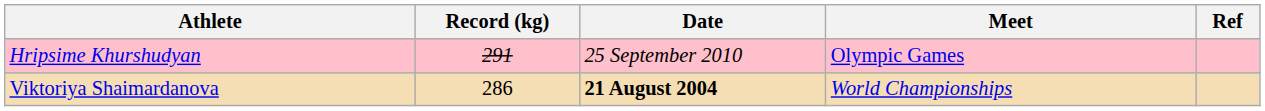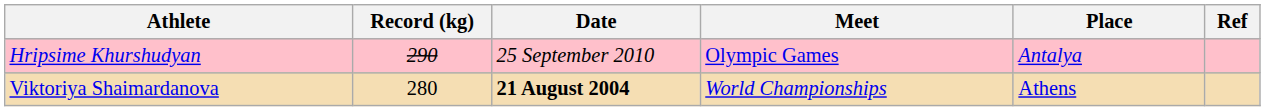+ column: (1109, 21)
(497, 55) 291 -> (422, 55) 290
(497, 89) 286 -> (422, 89) 280
